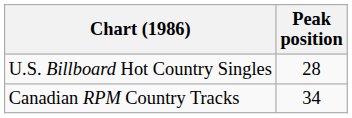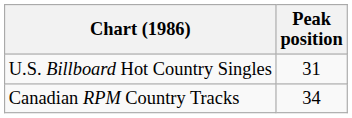(312, 68) 28 -> (312, 68) 31
